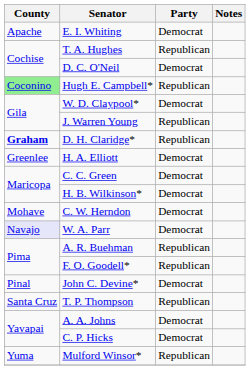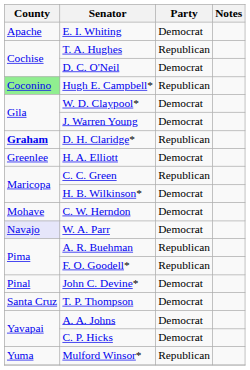(184, 121) Republican -> (181, 121) Democrat
(181, 175) Democrat -> (184, 175) Republican
(184, 301) Republican -> (181, 301) Democrat
